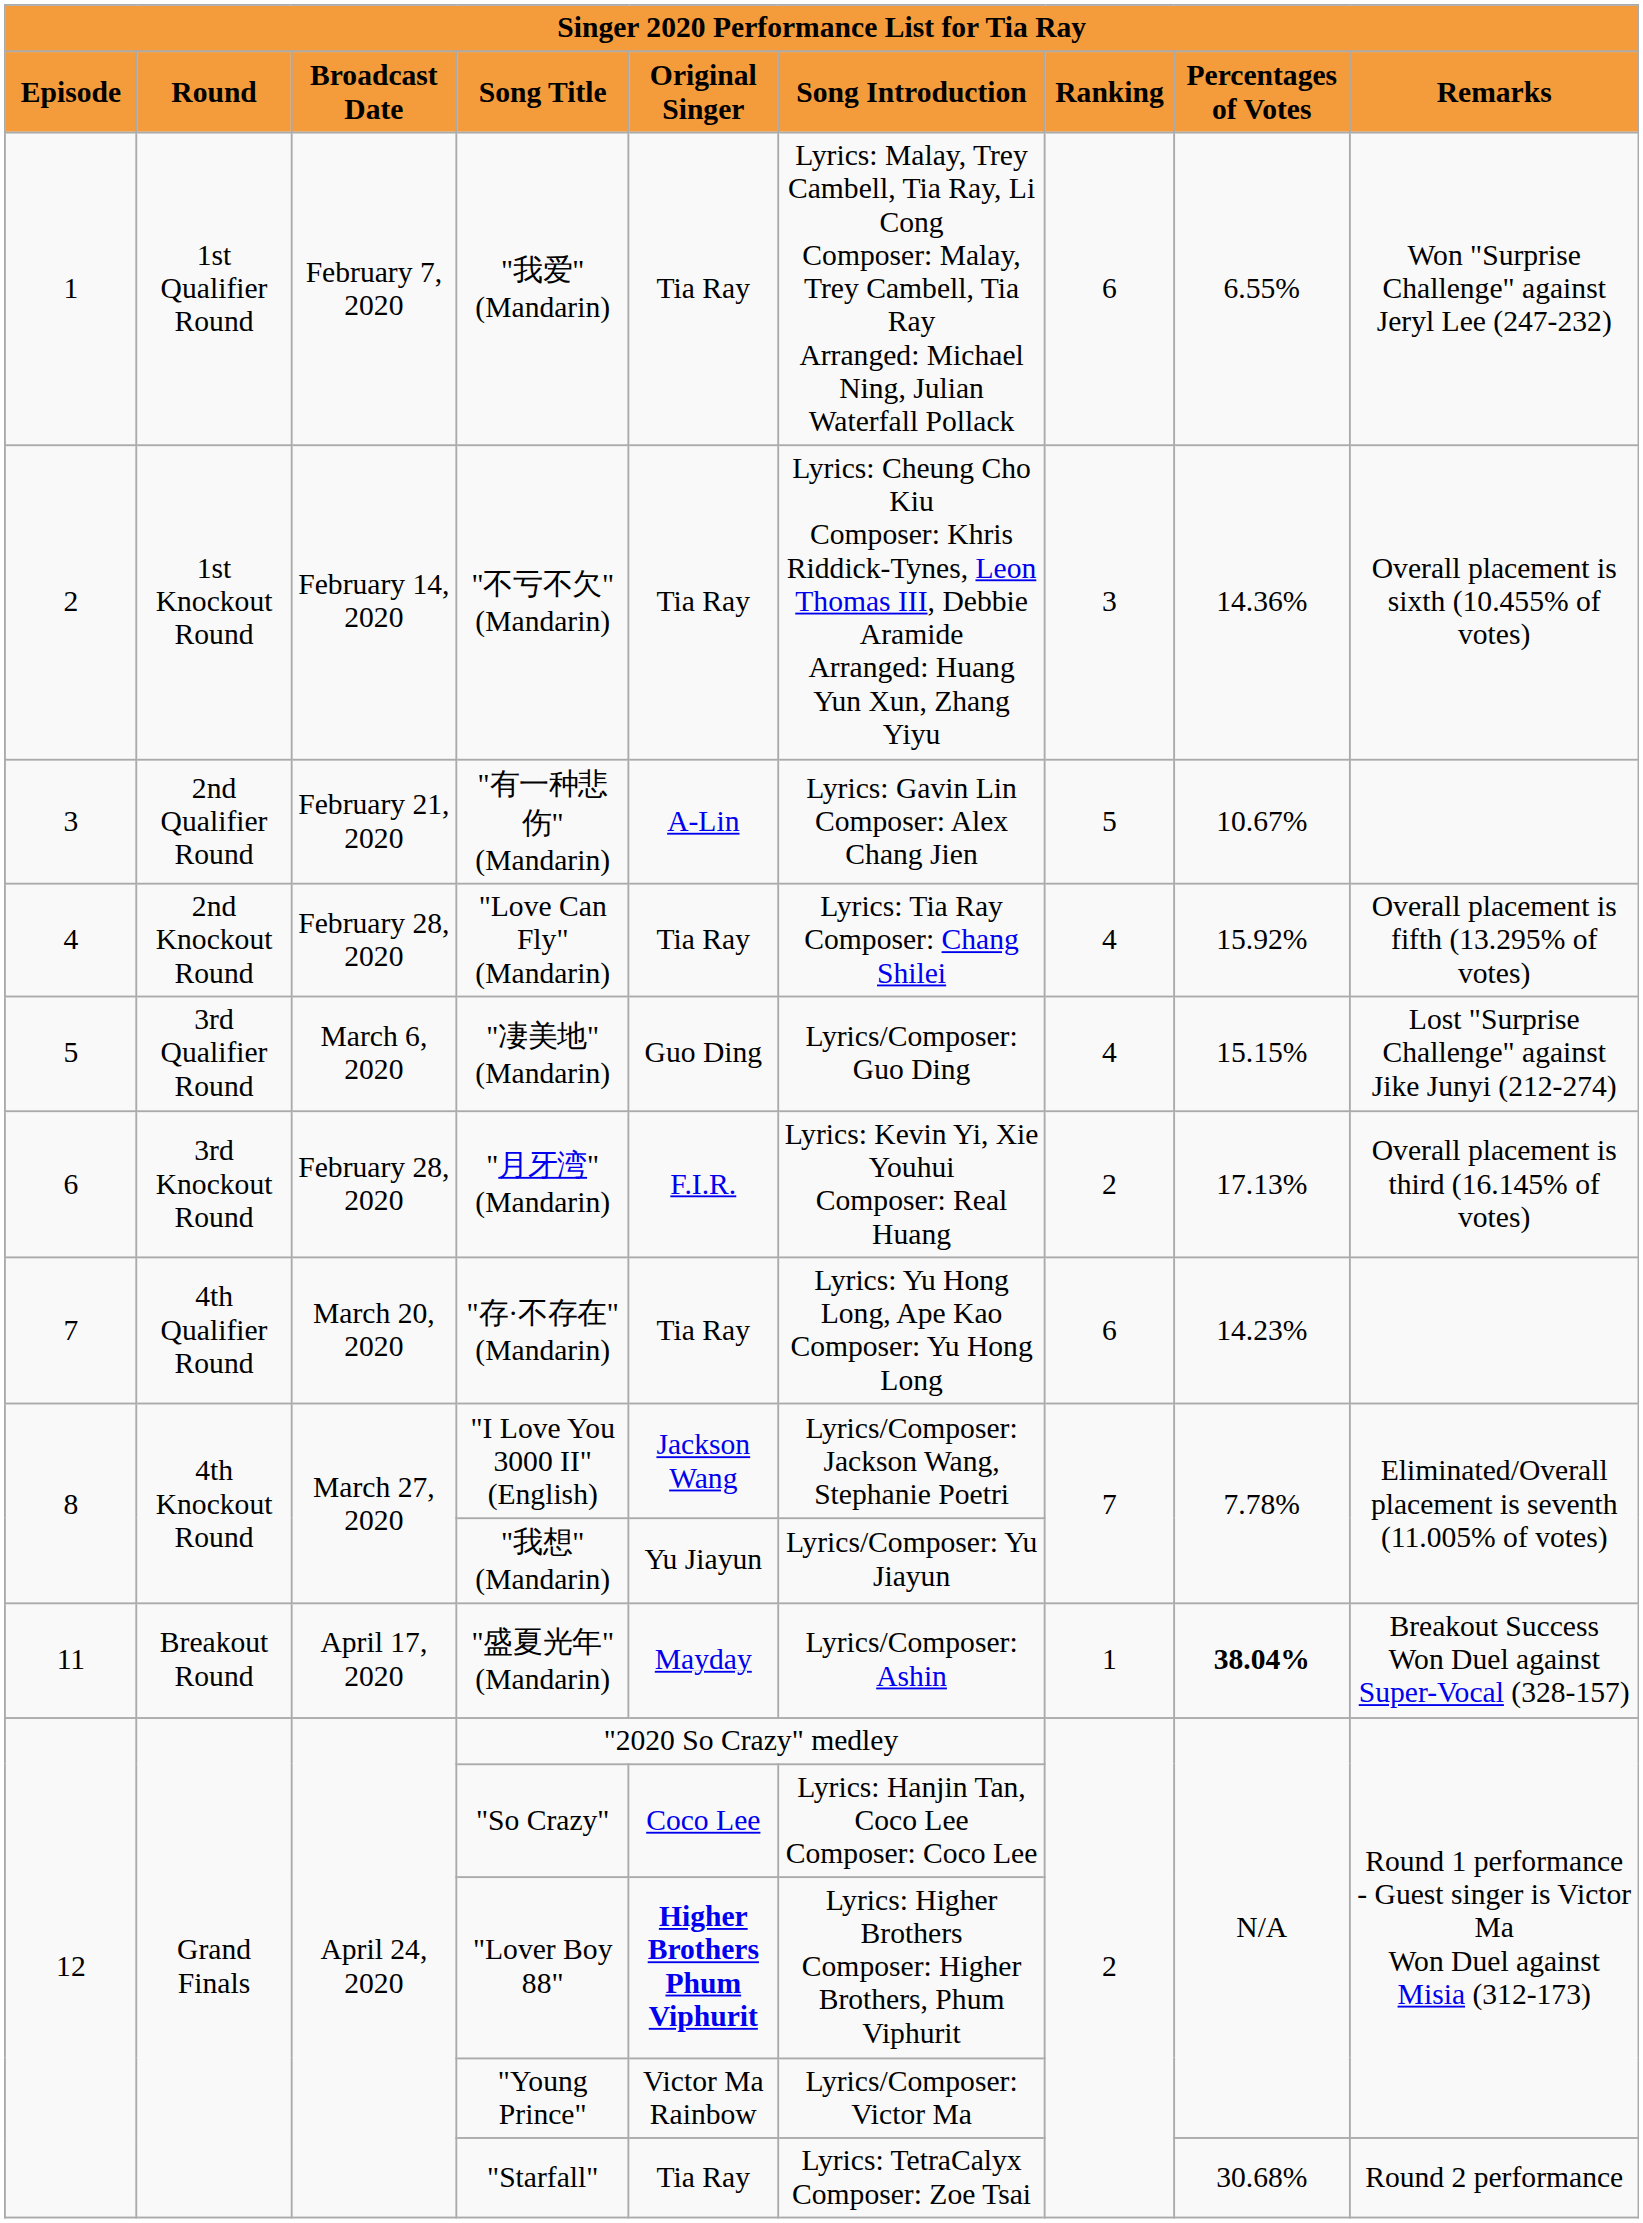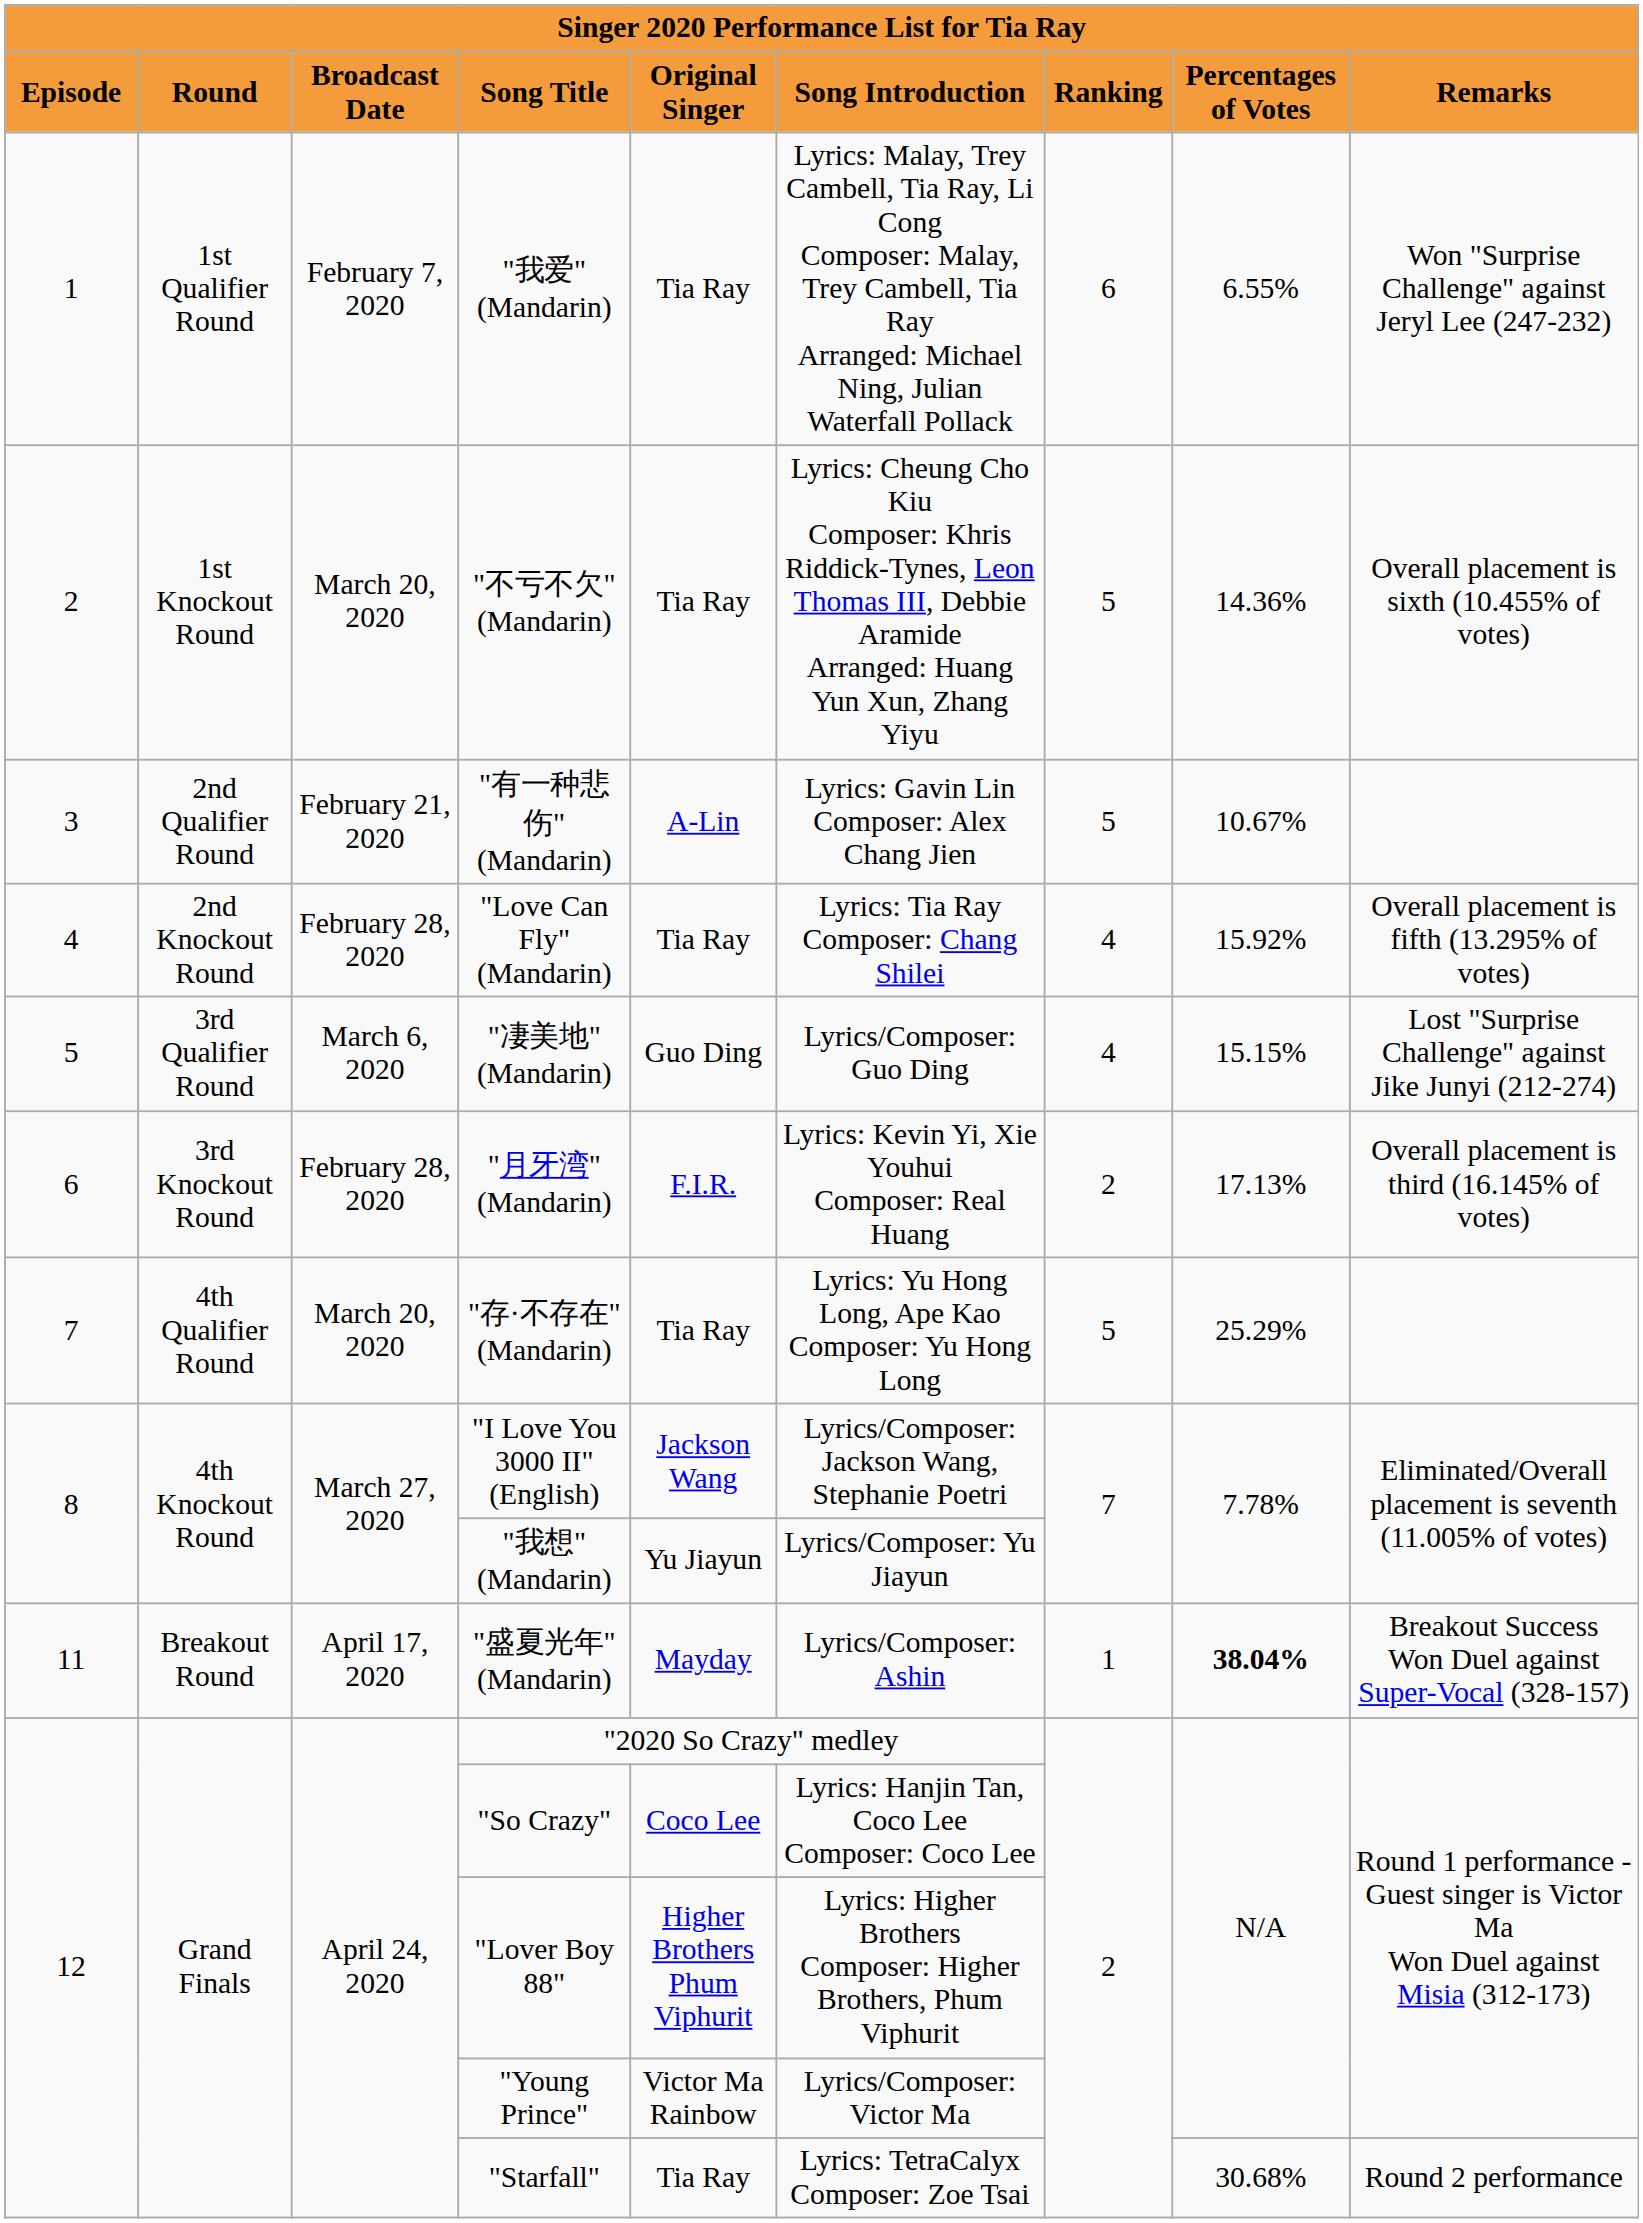(374, 601) February 14, 2020 -> (375, 601) March 20, 2020
(1110, 601) 3 -> (1108, 601) 5
(1110, 1330) 6 -> (1108, 1330) 5
(1262, 1330) 14.23% -> (1261, 1330) 25.29%
(703, 1967) bold -> (703, 1967) normal
